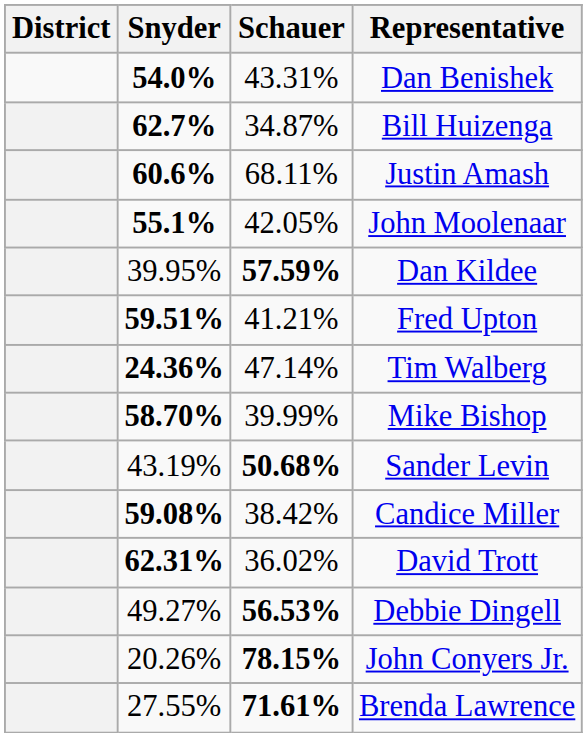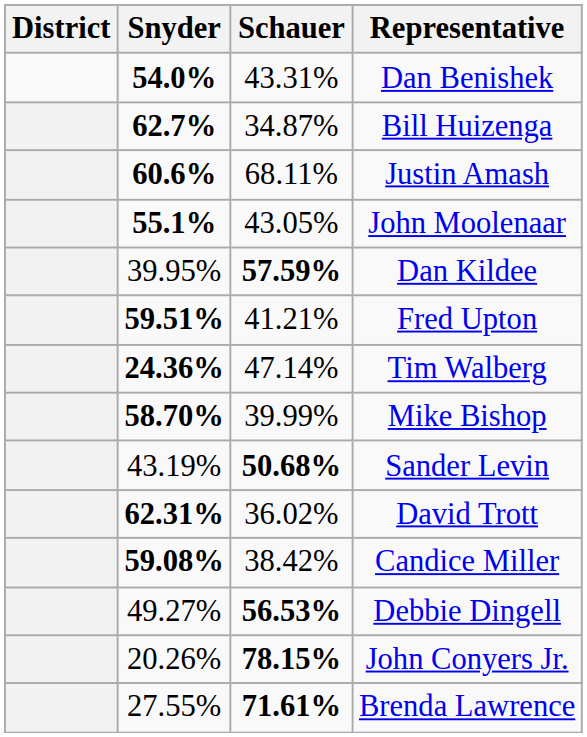(291, 222) 42.05% -> (291, 222) 43.05%
rows swapped: (467, 513) <-> (467, 561)
